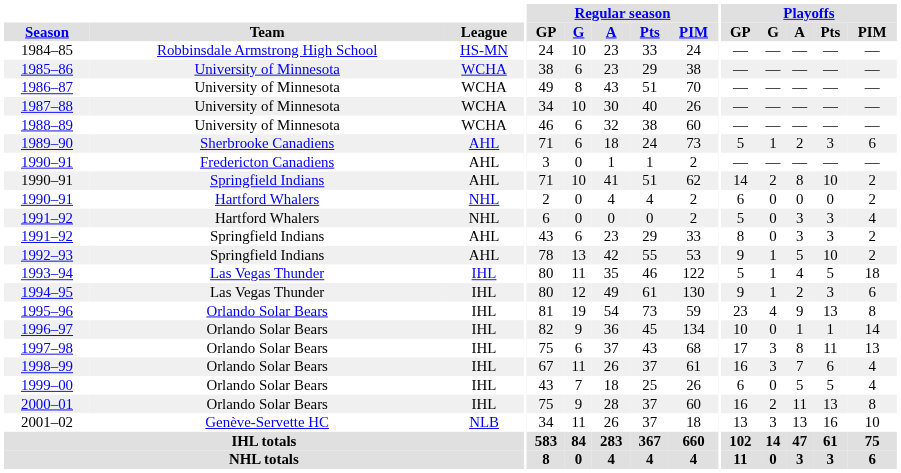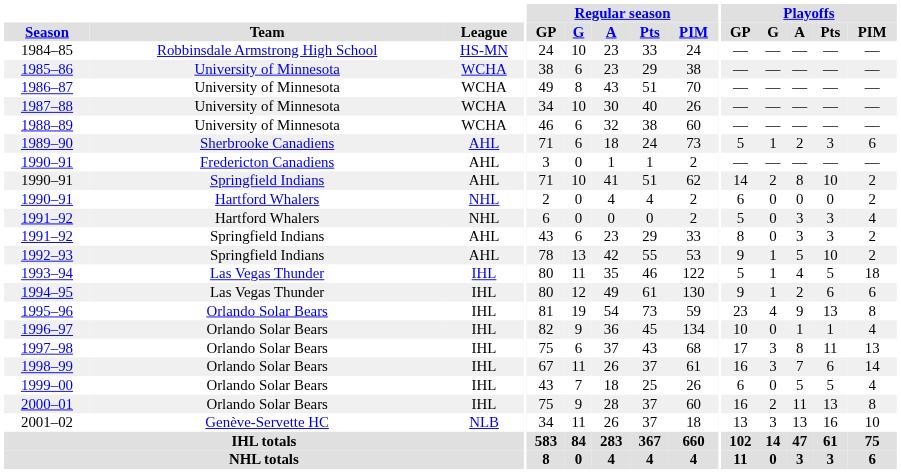(830, 292) 3 -> (830, 292) 6
(872, 329) 14 -> (872, 329) 4
(872, 366) 4 -> (872, 366) 14
